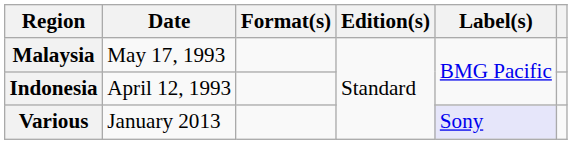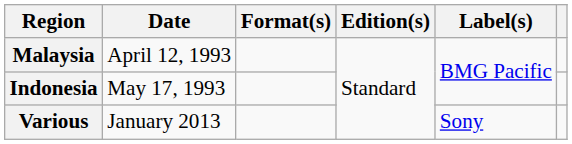(166, 54) May 17, 1993 -> (169, 54) April 12, 1993
(169, 88) April 12, 1993 -> (166, 88) May 17, 1993
(462, 121) lavender background -> (462, 121) no background
